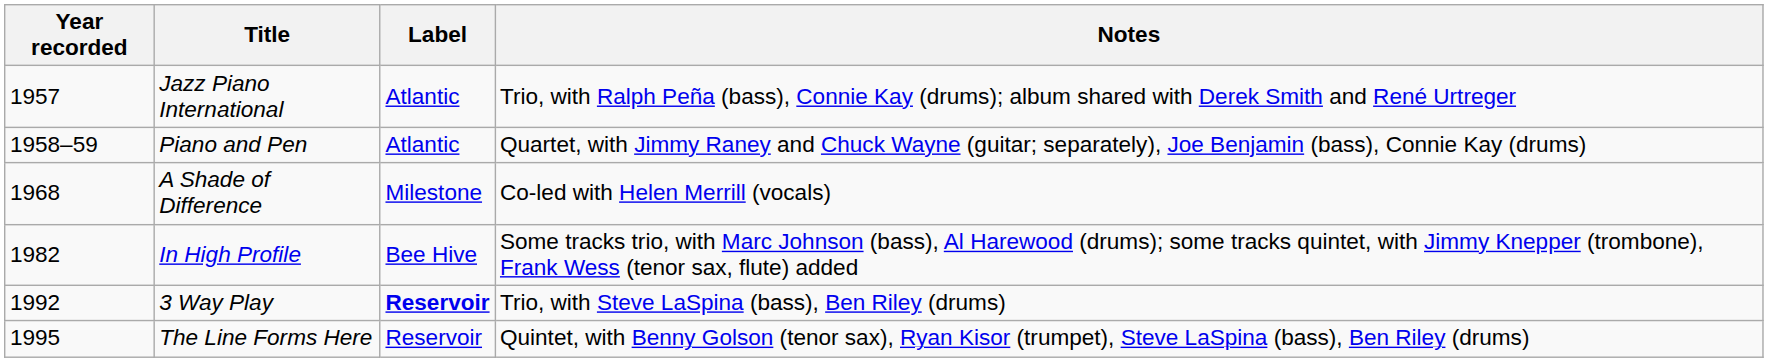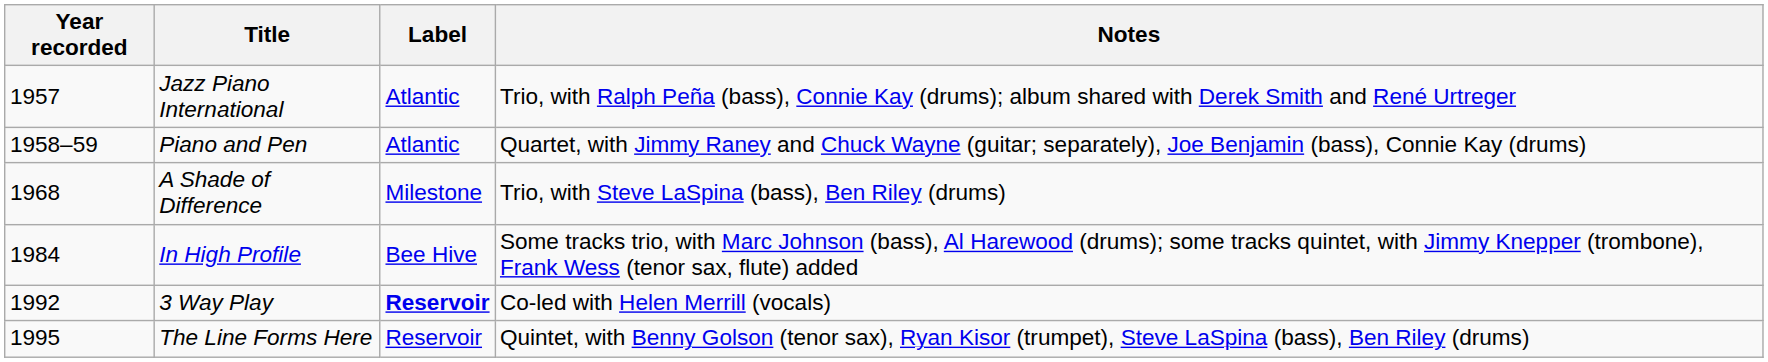(665, 193) Co-led with Helen Merrill (vocals) -> (753, 193) Trio, with Steve LaSpina (bass), Ben Riley (drums)
(35, 254) 1982 -> (35, 254) 1984
(753, 302) Trio, with Steve LaSpina (bass), Ben Riley (drums) -> (665, 302) Co-led with Helen Merrill (vocals)
